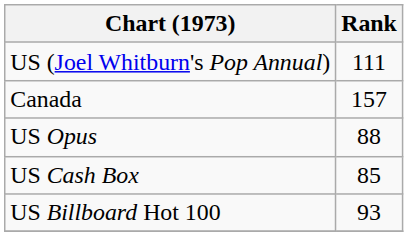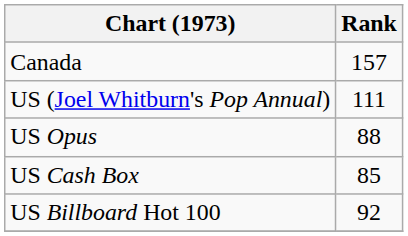rows swapped: (46, 99) <-> (170, 61)
(369, 212) 93 -> (369, 212) 92
